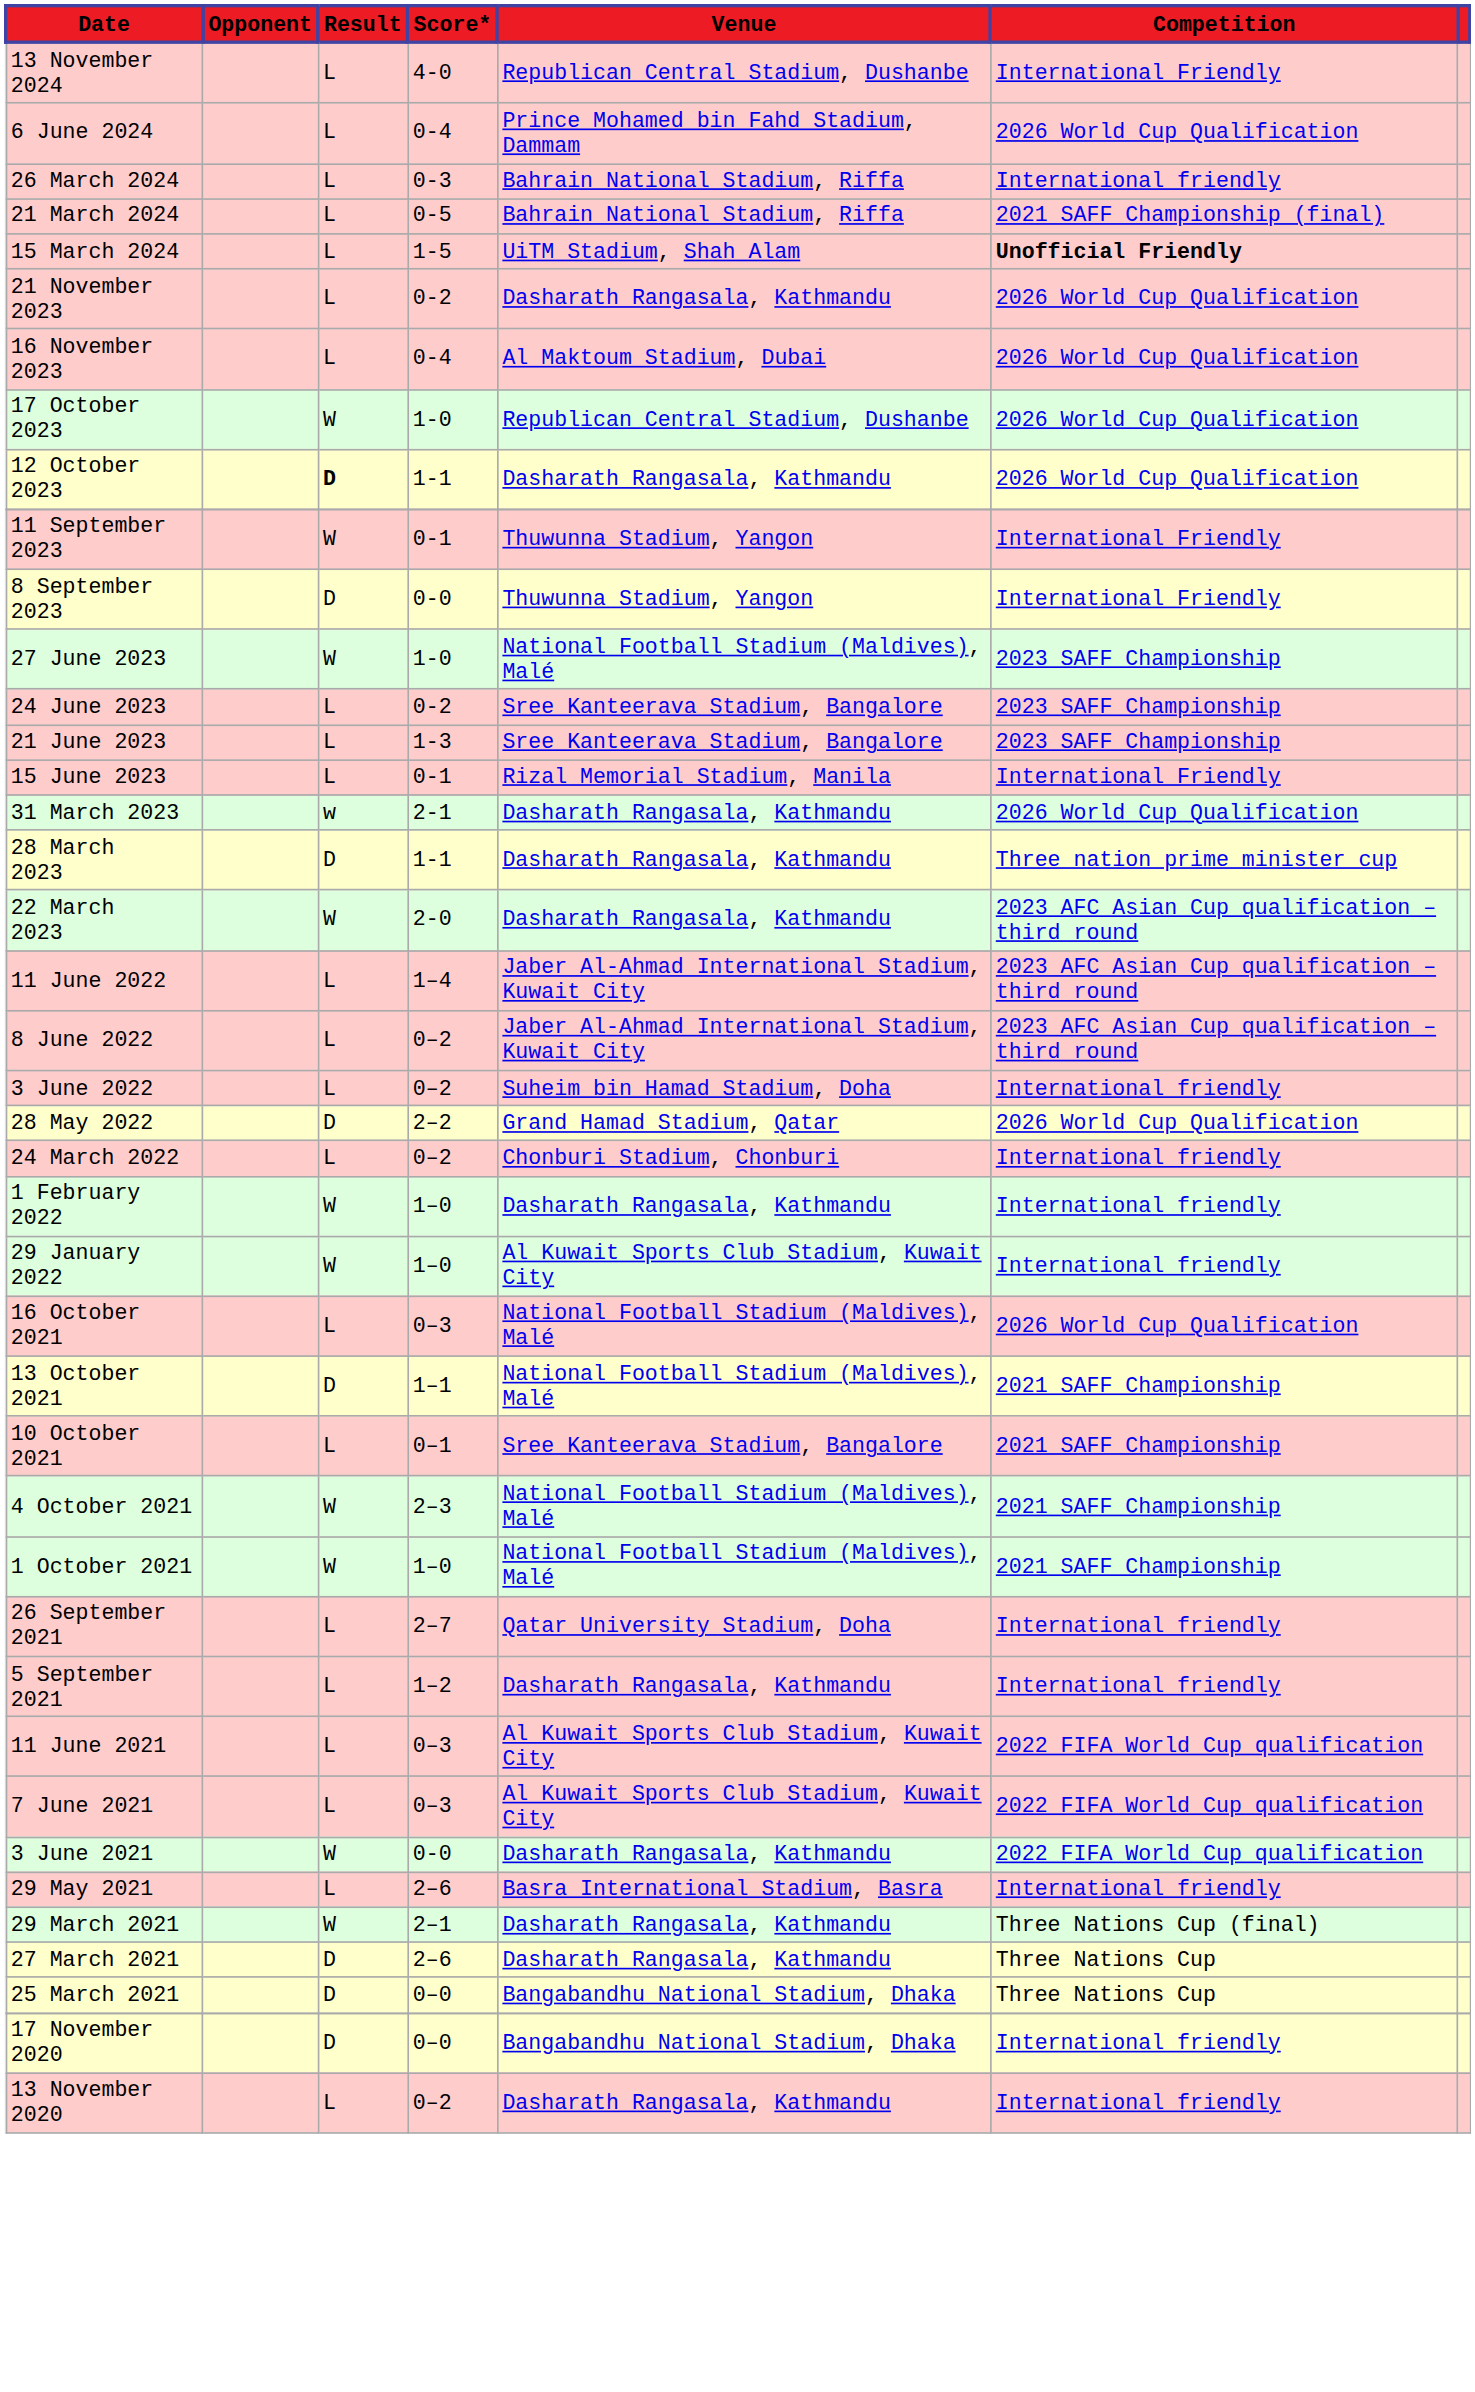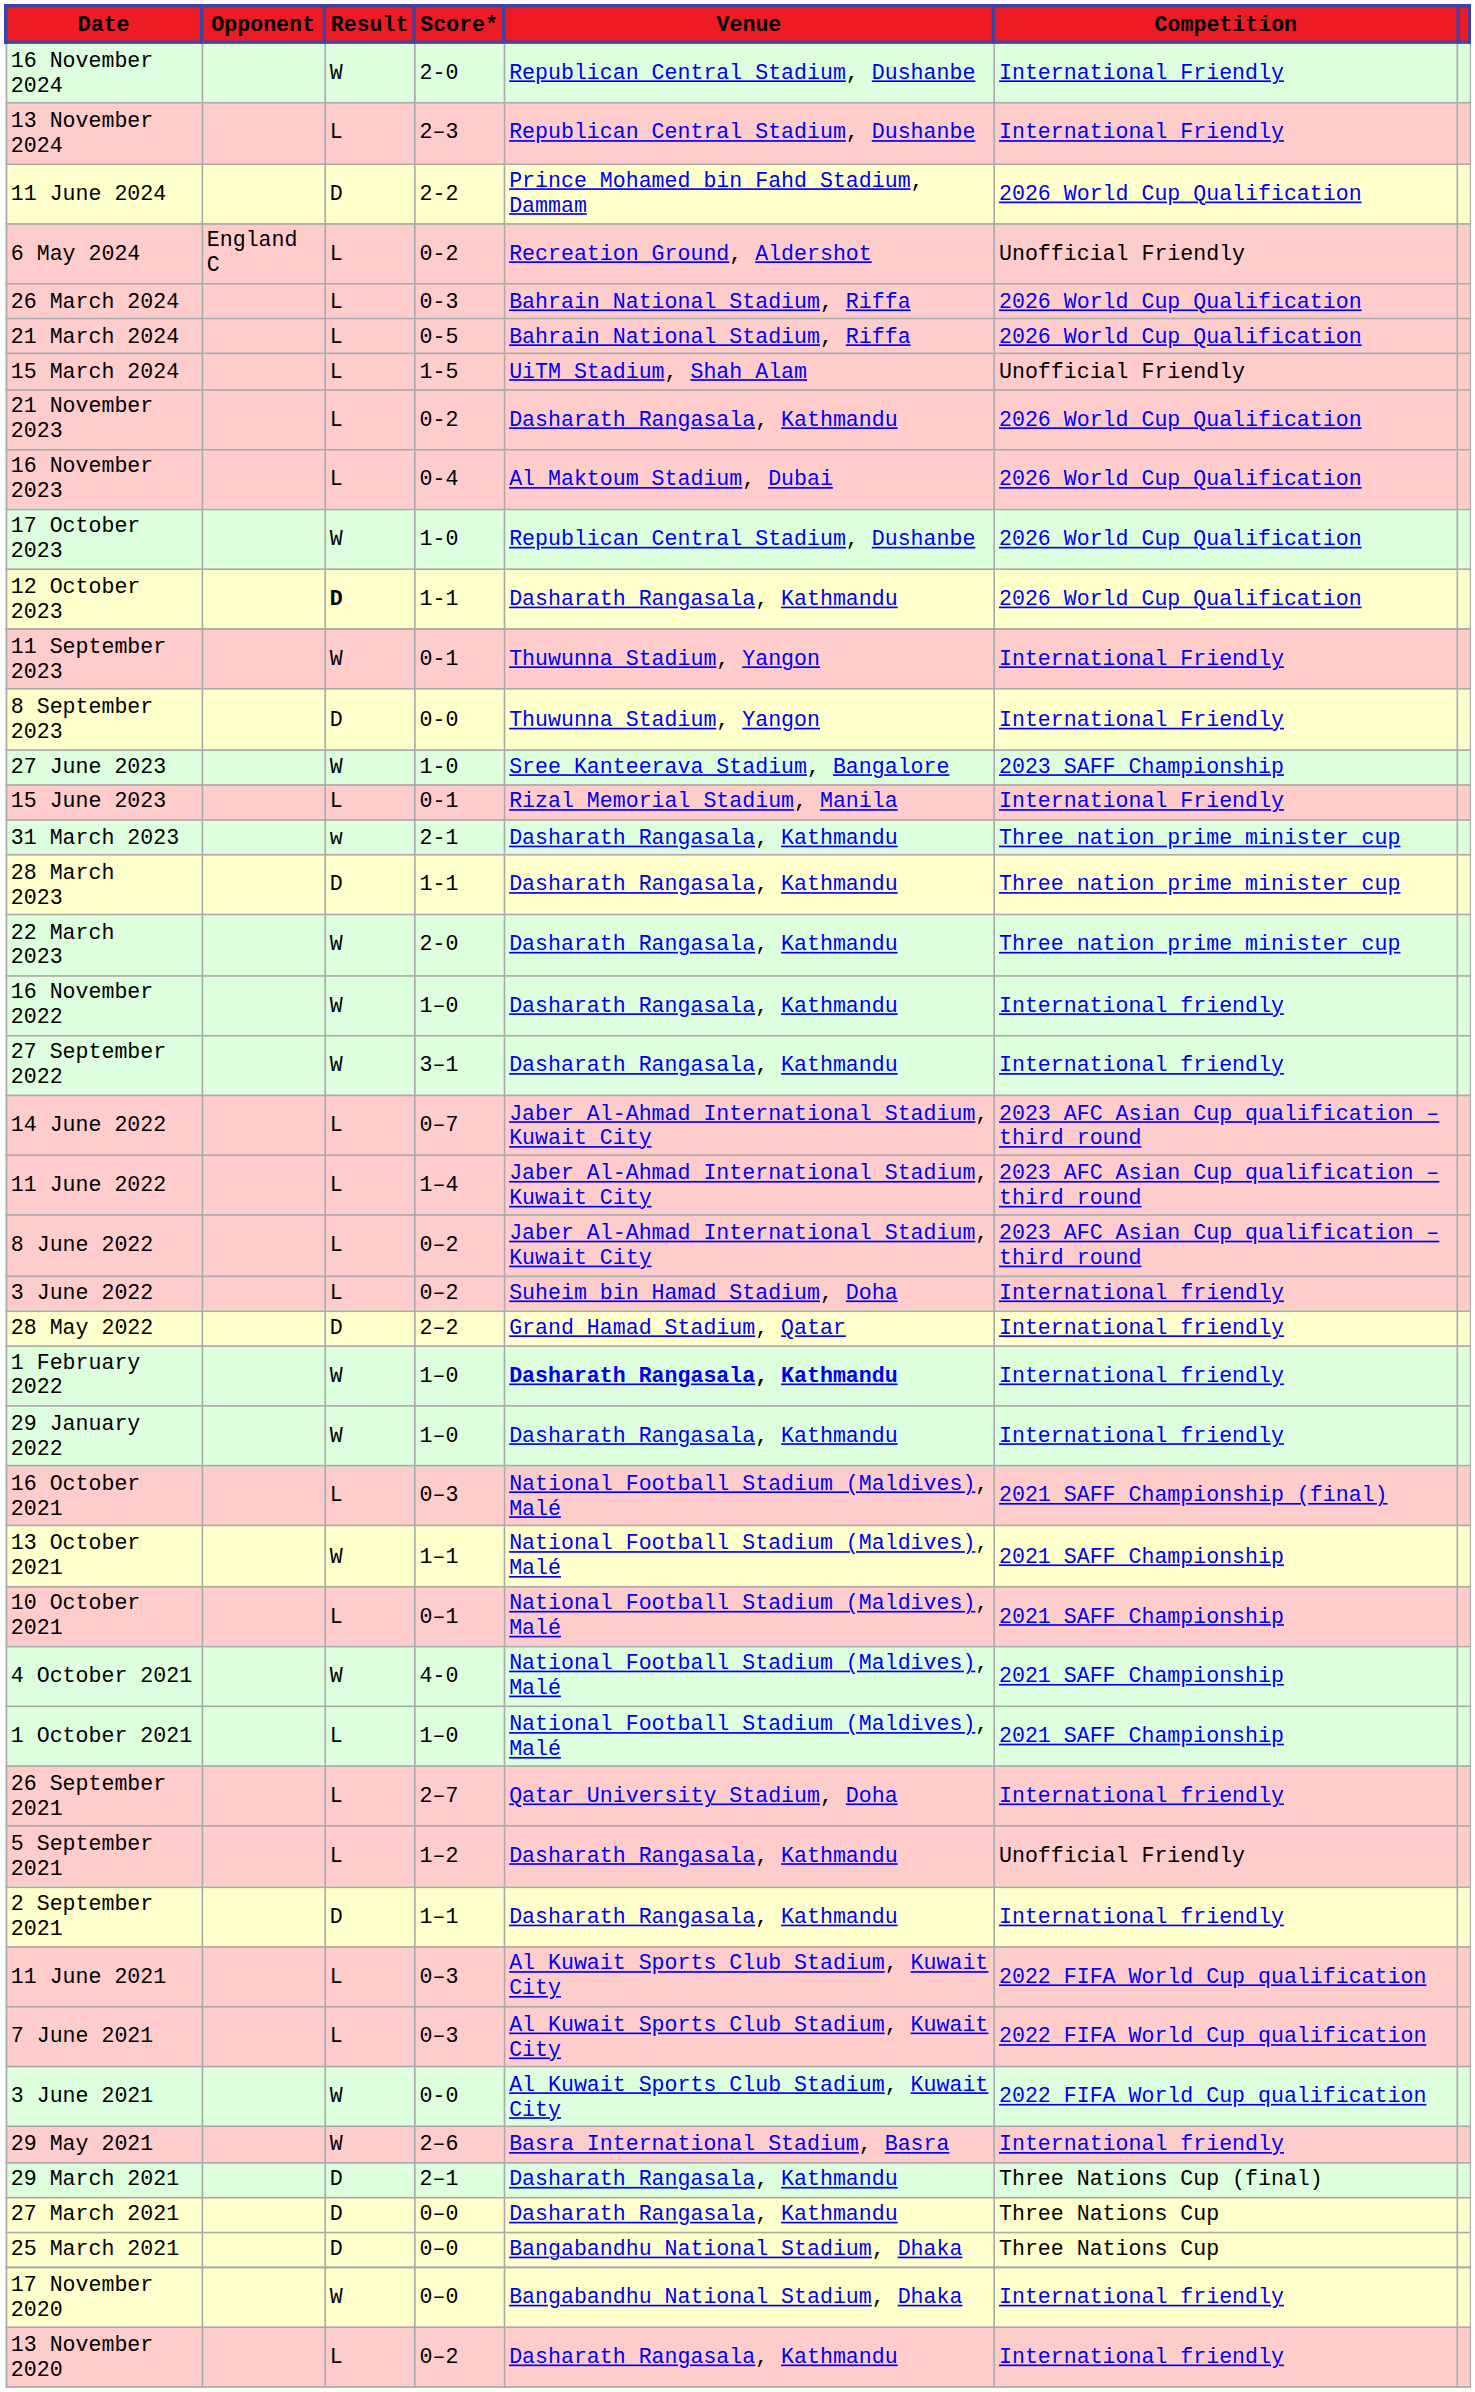+ row: (82, 73)
(432, 73) 4-0 -> (439, 133) 2–3
+ row: (89, 193)
- row: (82, 133)
+ row: (76, 254)
(1138, 181) International friendly -> (1180, 301) 2026 World Cup Qualification
(1190, 216) 2021 SAFF Championship (final) -> (1180, 336) 2026 World Cup Qualification
(1119, 251) bold -> (1122, 372) normal
(742, 659) National Football Stadium (Maldives), Malé -> (729, 767) Sree Kanteerava Stadium, Bangalore
- row: (89, 707)
- row: (89, 742)
(1177, 813) 2026 World Cup Qualification -> (1200, 837) Three nation prime minister cup
(1216, 920) 2023 AFC Asian Cup qualification – third round -> (1200, 945) Three nation prime minister cup
+ row: (82, 1005)
+ row: (89, 1065)
+ row: (89, 1125)
(1177, 1123) 2026 World Cup Qualification -> (1141, 1328) International friendly
- row: (95, 1158)
(697, 1206) normal -> (703, 1376) bold
(742, 1266) Al Kuwait Sports Club Stadium, Kuwait City -> (703, 1436) Dasharath Rangasala, Kathmandu
(1177, 1326) 2026 World Cup Qualification -> (1193, 1496) 2021 SAFF Championship (final)
(330, 1386) D -> (336, 1556) W
(723, 1446) Sree Kanteerava Stadium, Bangalore -> (749, 1616) National Football Stadium (Maldives), Malé
(432, 1506) 2–3 -> (439, 1676) 4-0
(330, 1566) W -> (336, 1736) L
(1138, 1687) International friendly -> (1122, 1857) Unofficial Friendly
+ row: (82, 1917)
(697, 1854) Dasharath Rangasala, Kathmandu -> (749, 2097) Al Kuwait Sports Club Stadium, Kuwait City
(330, 1890) L -> (336, 2144) W
(330, 1925) W -> (336, 2180) D
(432, 1960) 2–6 -> (439, 2215) 0–0
(330, 2043) D -> (336, 2298) W
